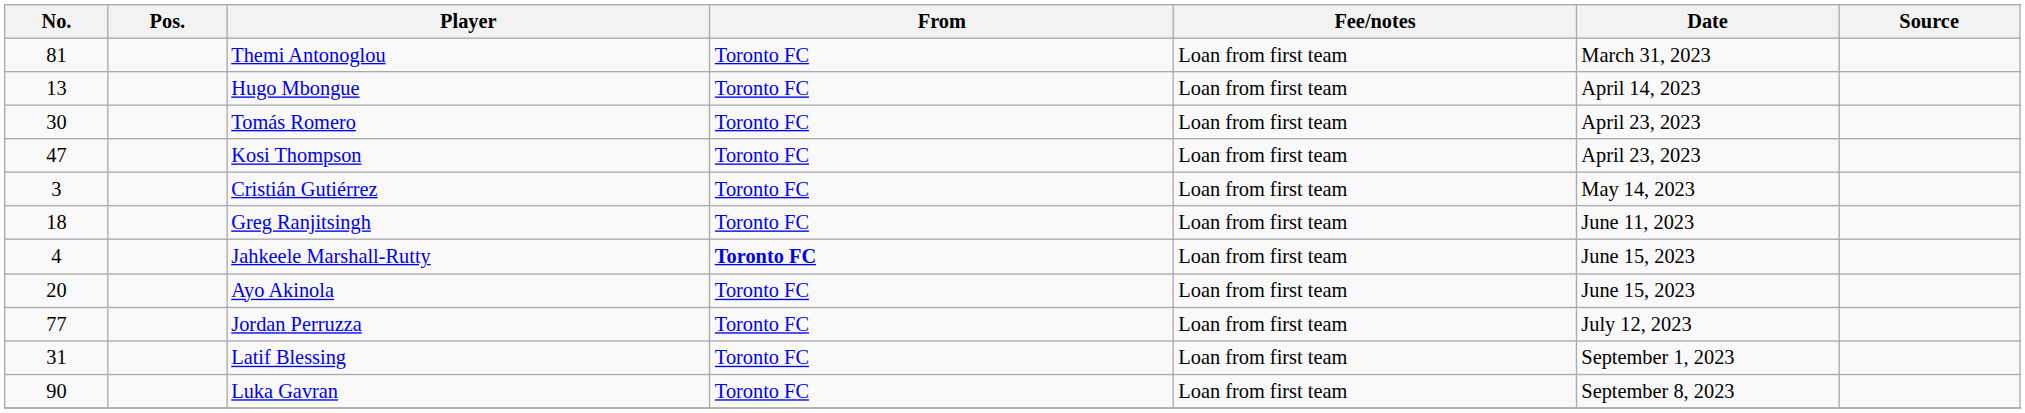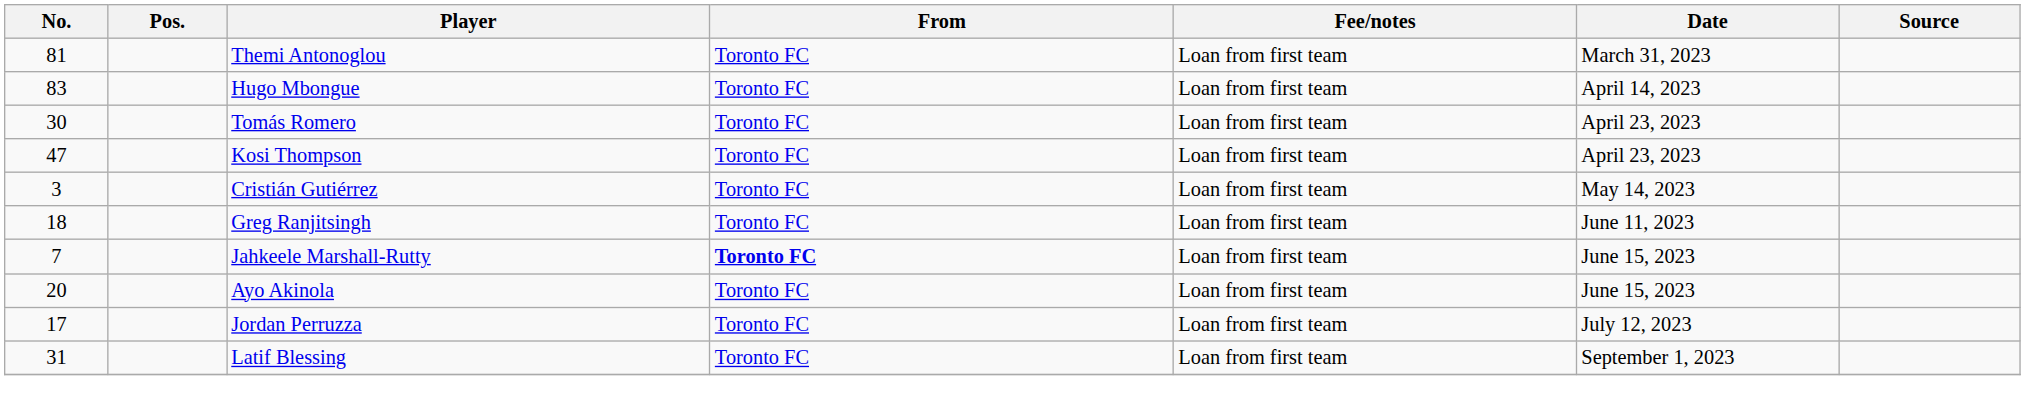(56, 88) 13 -> (56, 88) 83
(56, 256) 4 -> (56, 256) 7
(56, 323) 77 -> (56, 323) 17
- row: (285, 390)
